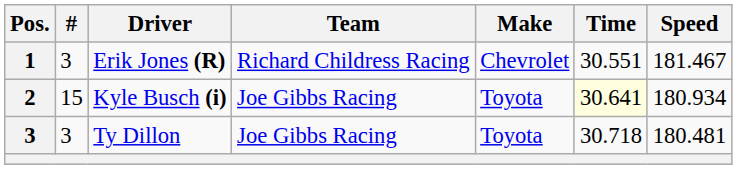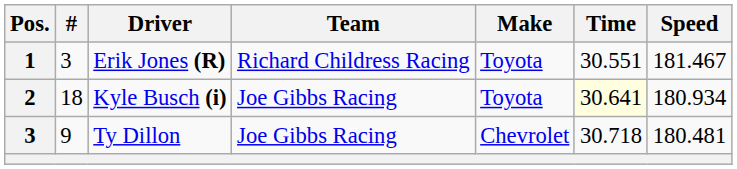(525, 60) Chevrolet -> (511, 60) Toyota
(71, 98) 15 -> (71, 98) 18
(66, 135) 3 -> (66, 135) 9
(511, 135) Toyota -> (525, 135) Chevrolet
